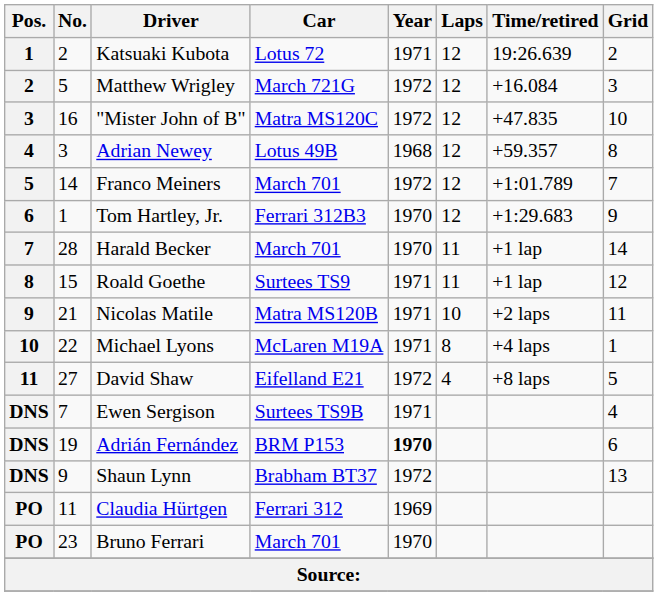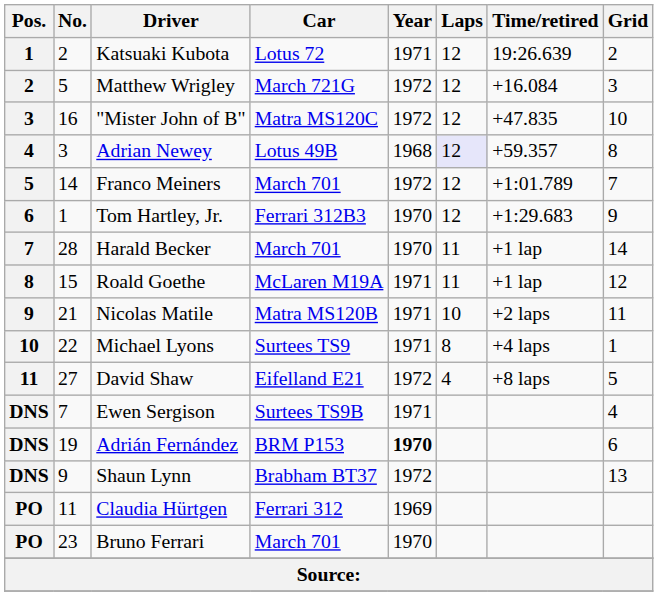(451, 151) no background -> (451, 151) lavender background
(302, 281) Surtees TS9 -> (319, 281) McLaren M19A
(319, 346) McLaren M19A -> (302, 346) Surtees TS9
